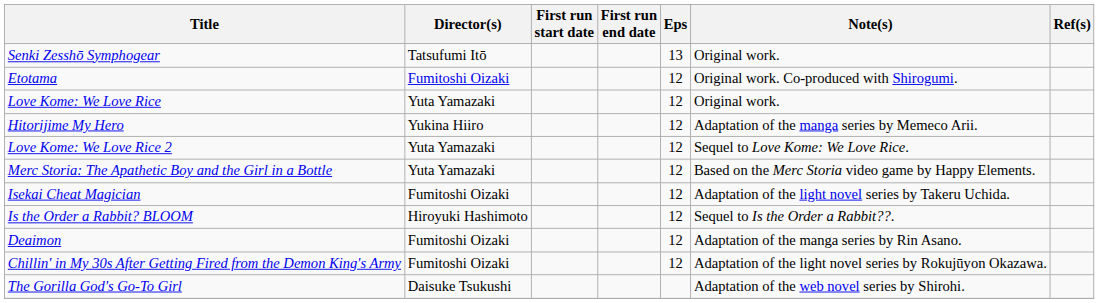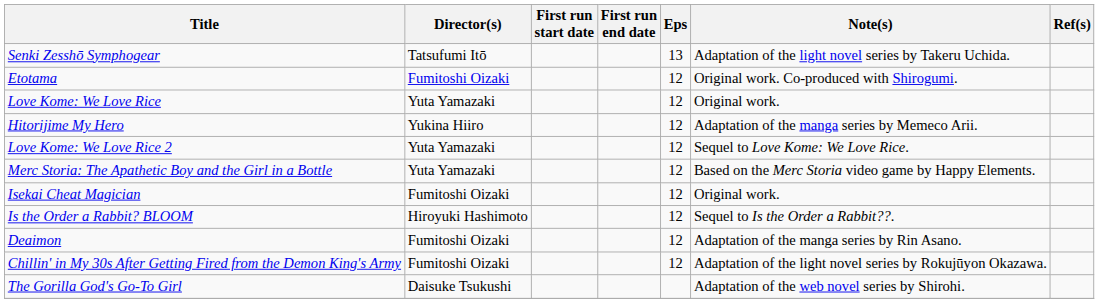(737, 55) Original work. -> (852, 55) Adaptation of the light novel series by Takeru Uchida.
(852, 194) Adaptation of the light novel series by Takeru Uchida. -> (737, 194) Original work.
